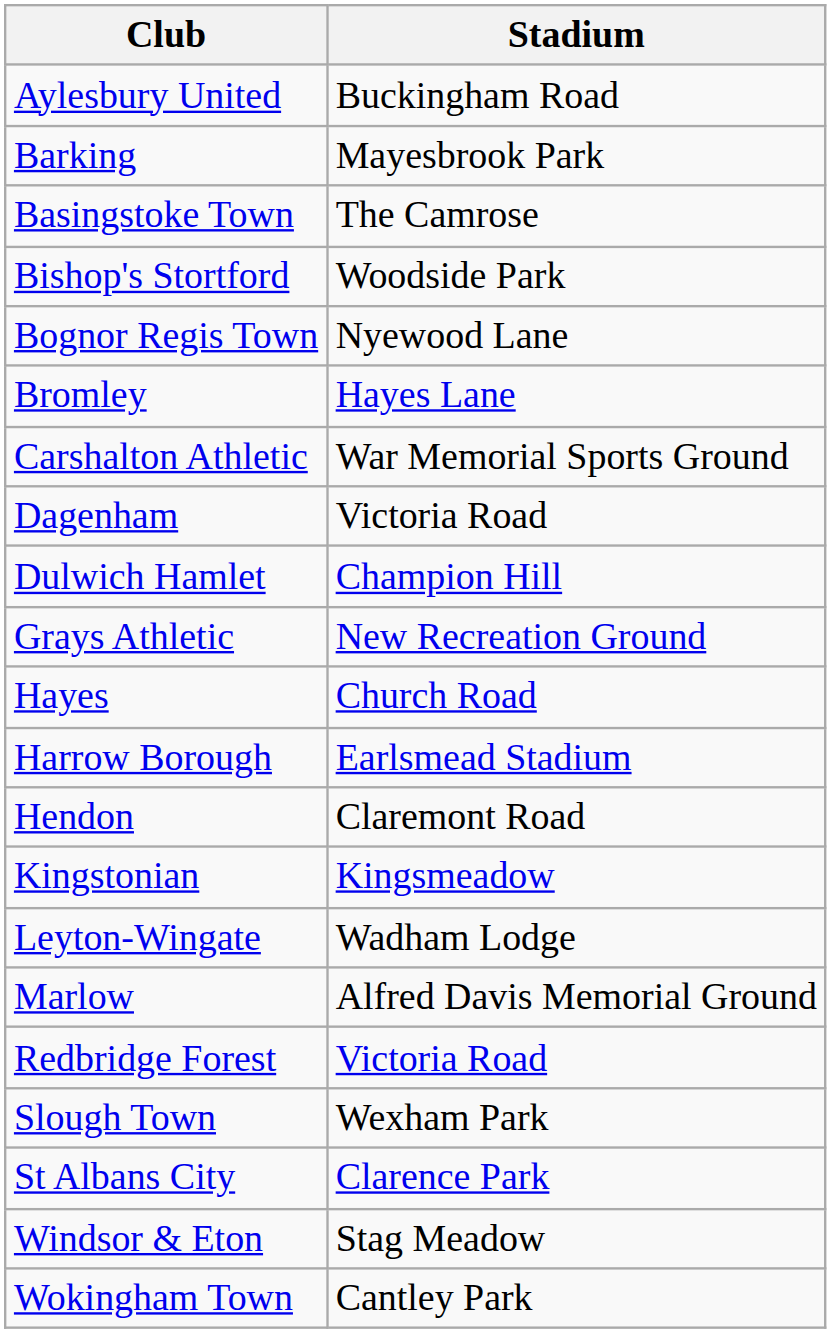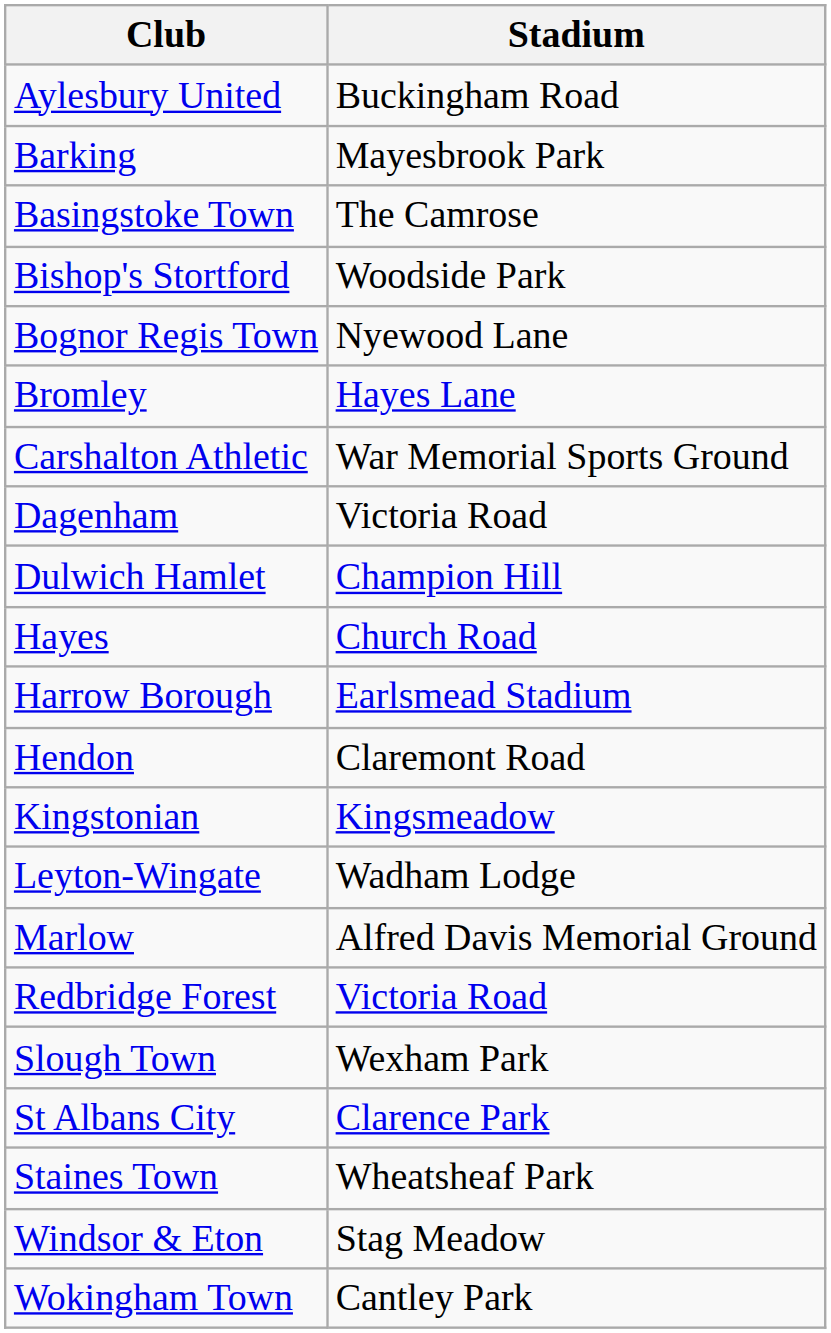- row: (124, 635)
+ row: (116, 1177)
